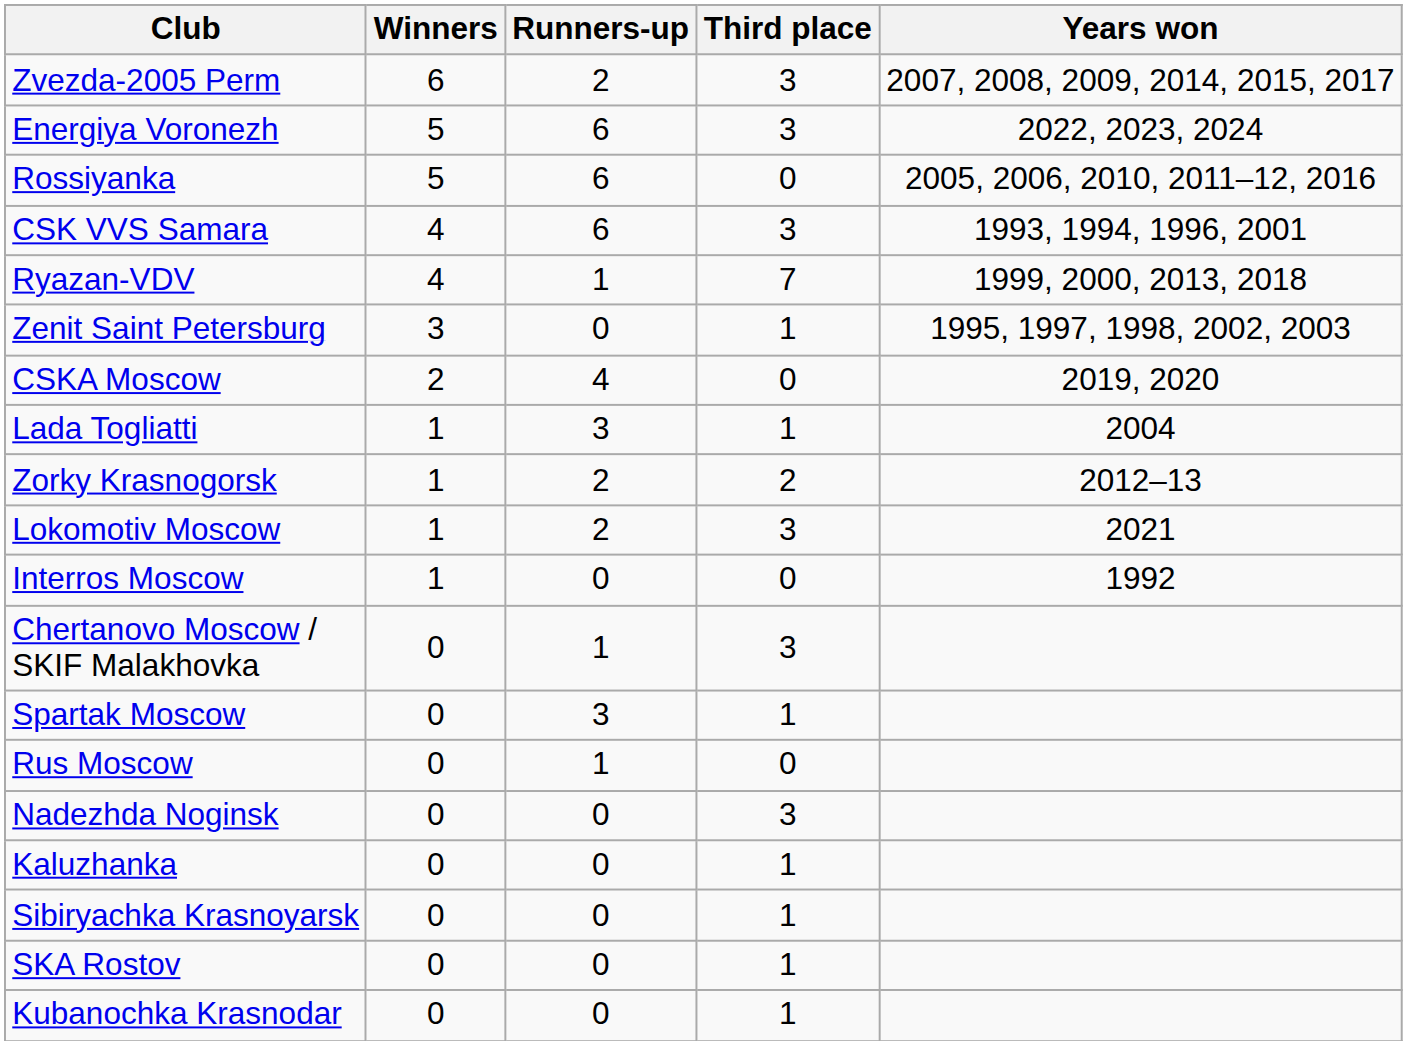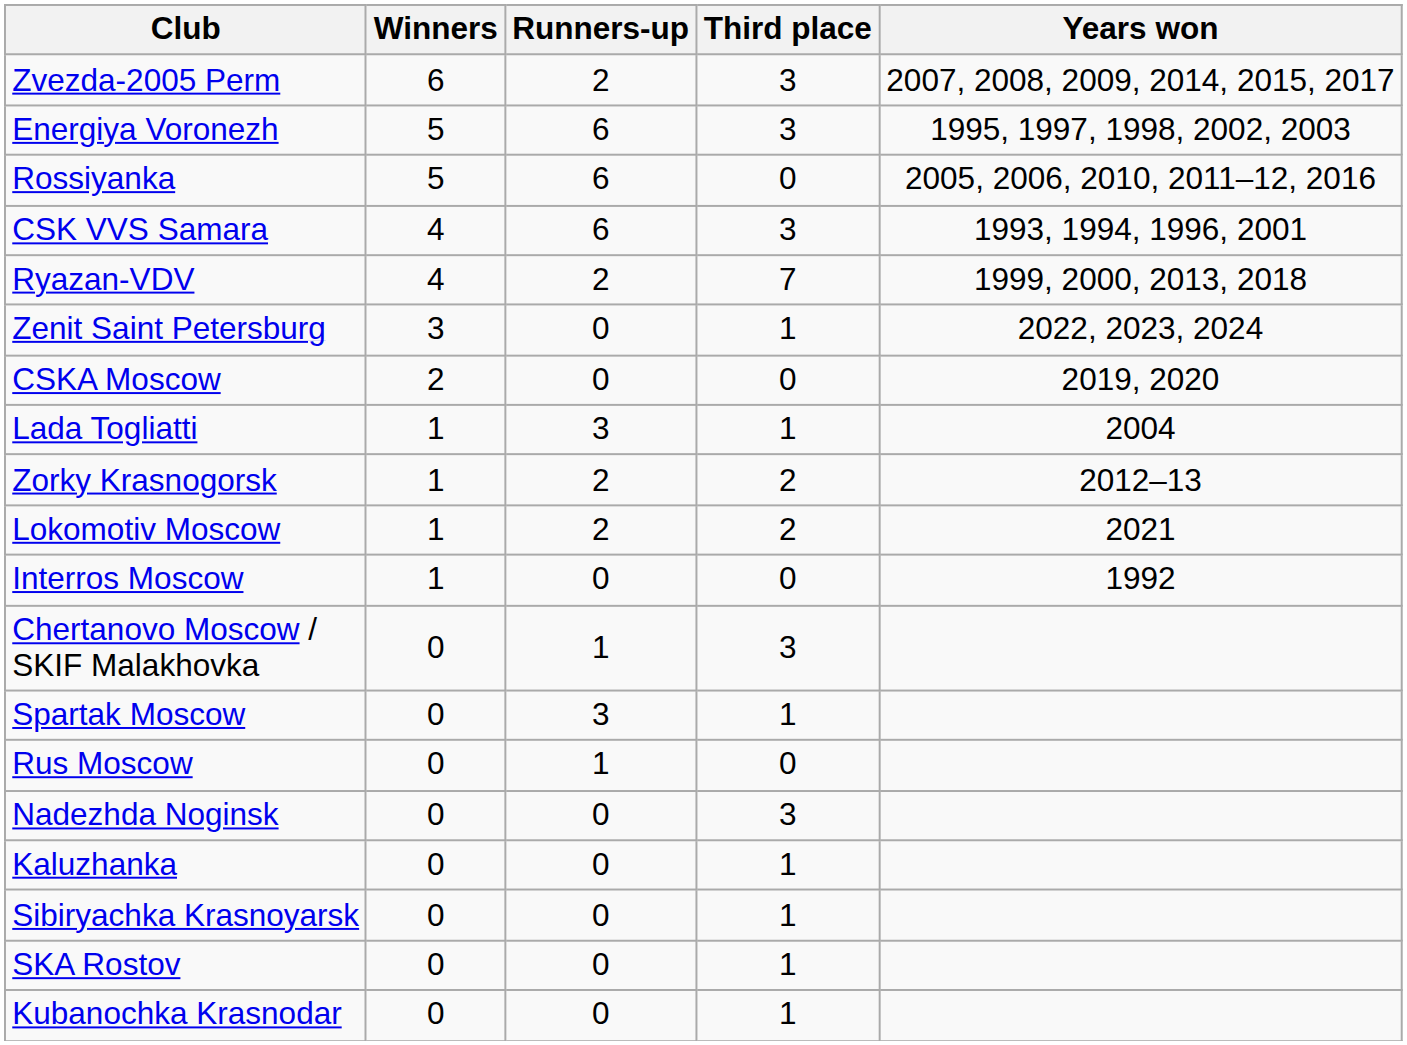(1140, 129) 2022, 2023, 2024 -> (1140, 129) 1995, 1997, 1998, 2002, 2003
(601, 279) 1 -> (601, 279) 2
(1140, 329) 1995, 1997, 1998, 2002, 2003 -> (1140, 329) 2022, 2023, 2024
(601, 379) 4 -> (601, 379) 0
(788, 529) 3 -> (788, 529) 2
